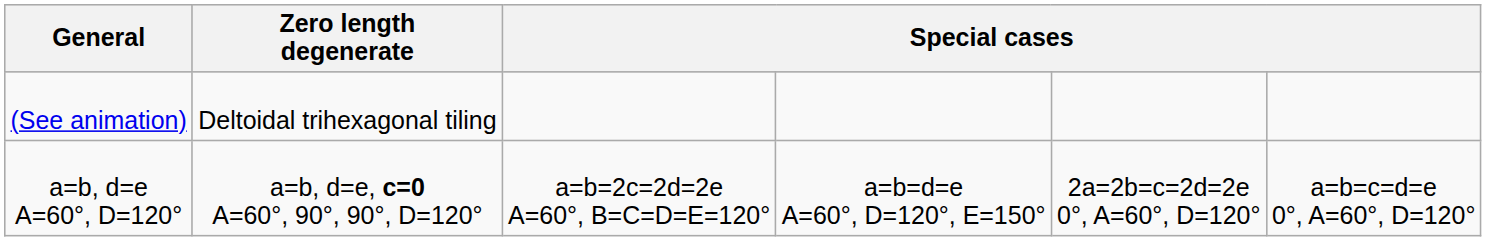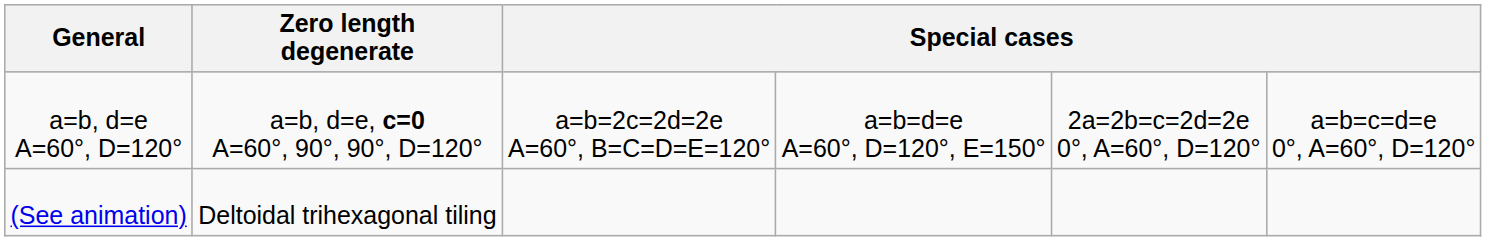rows swapped: (99, 120) <-> (99, 201)
